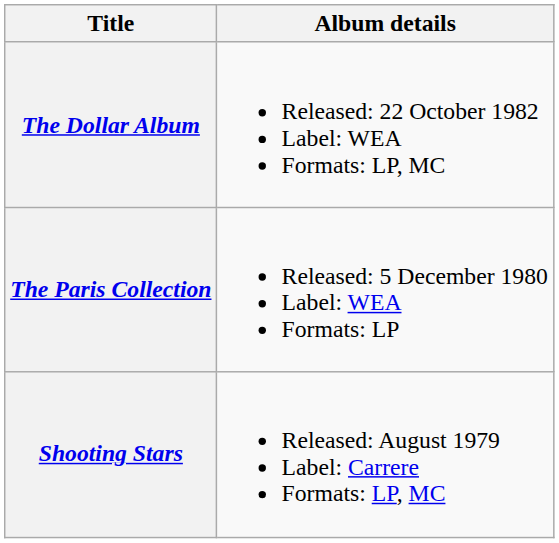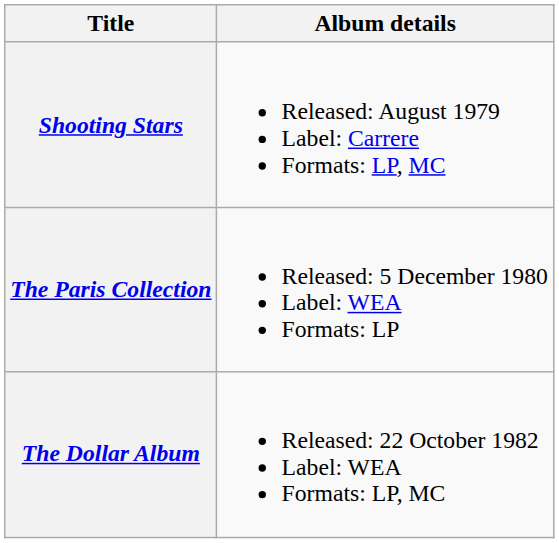rows swapped: (111, 454) <-> (111, 124)
